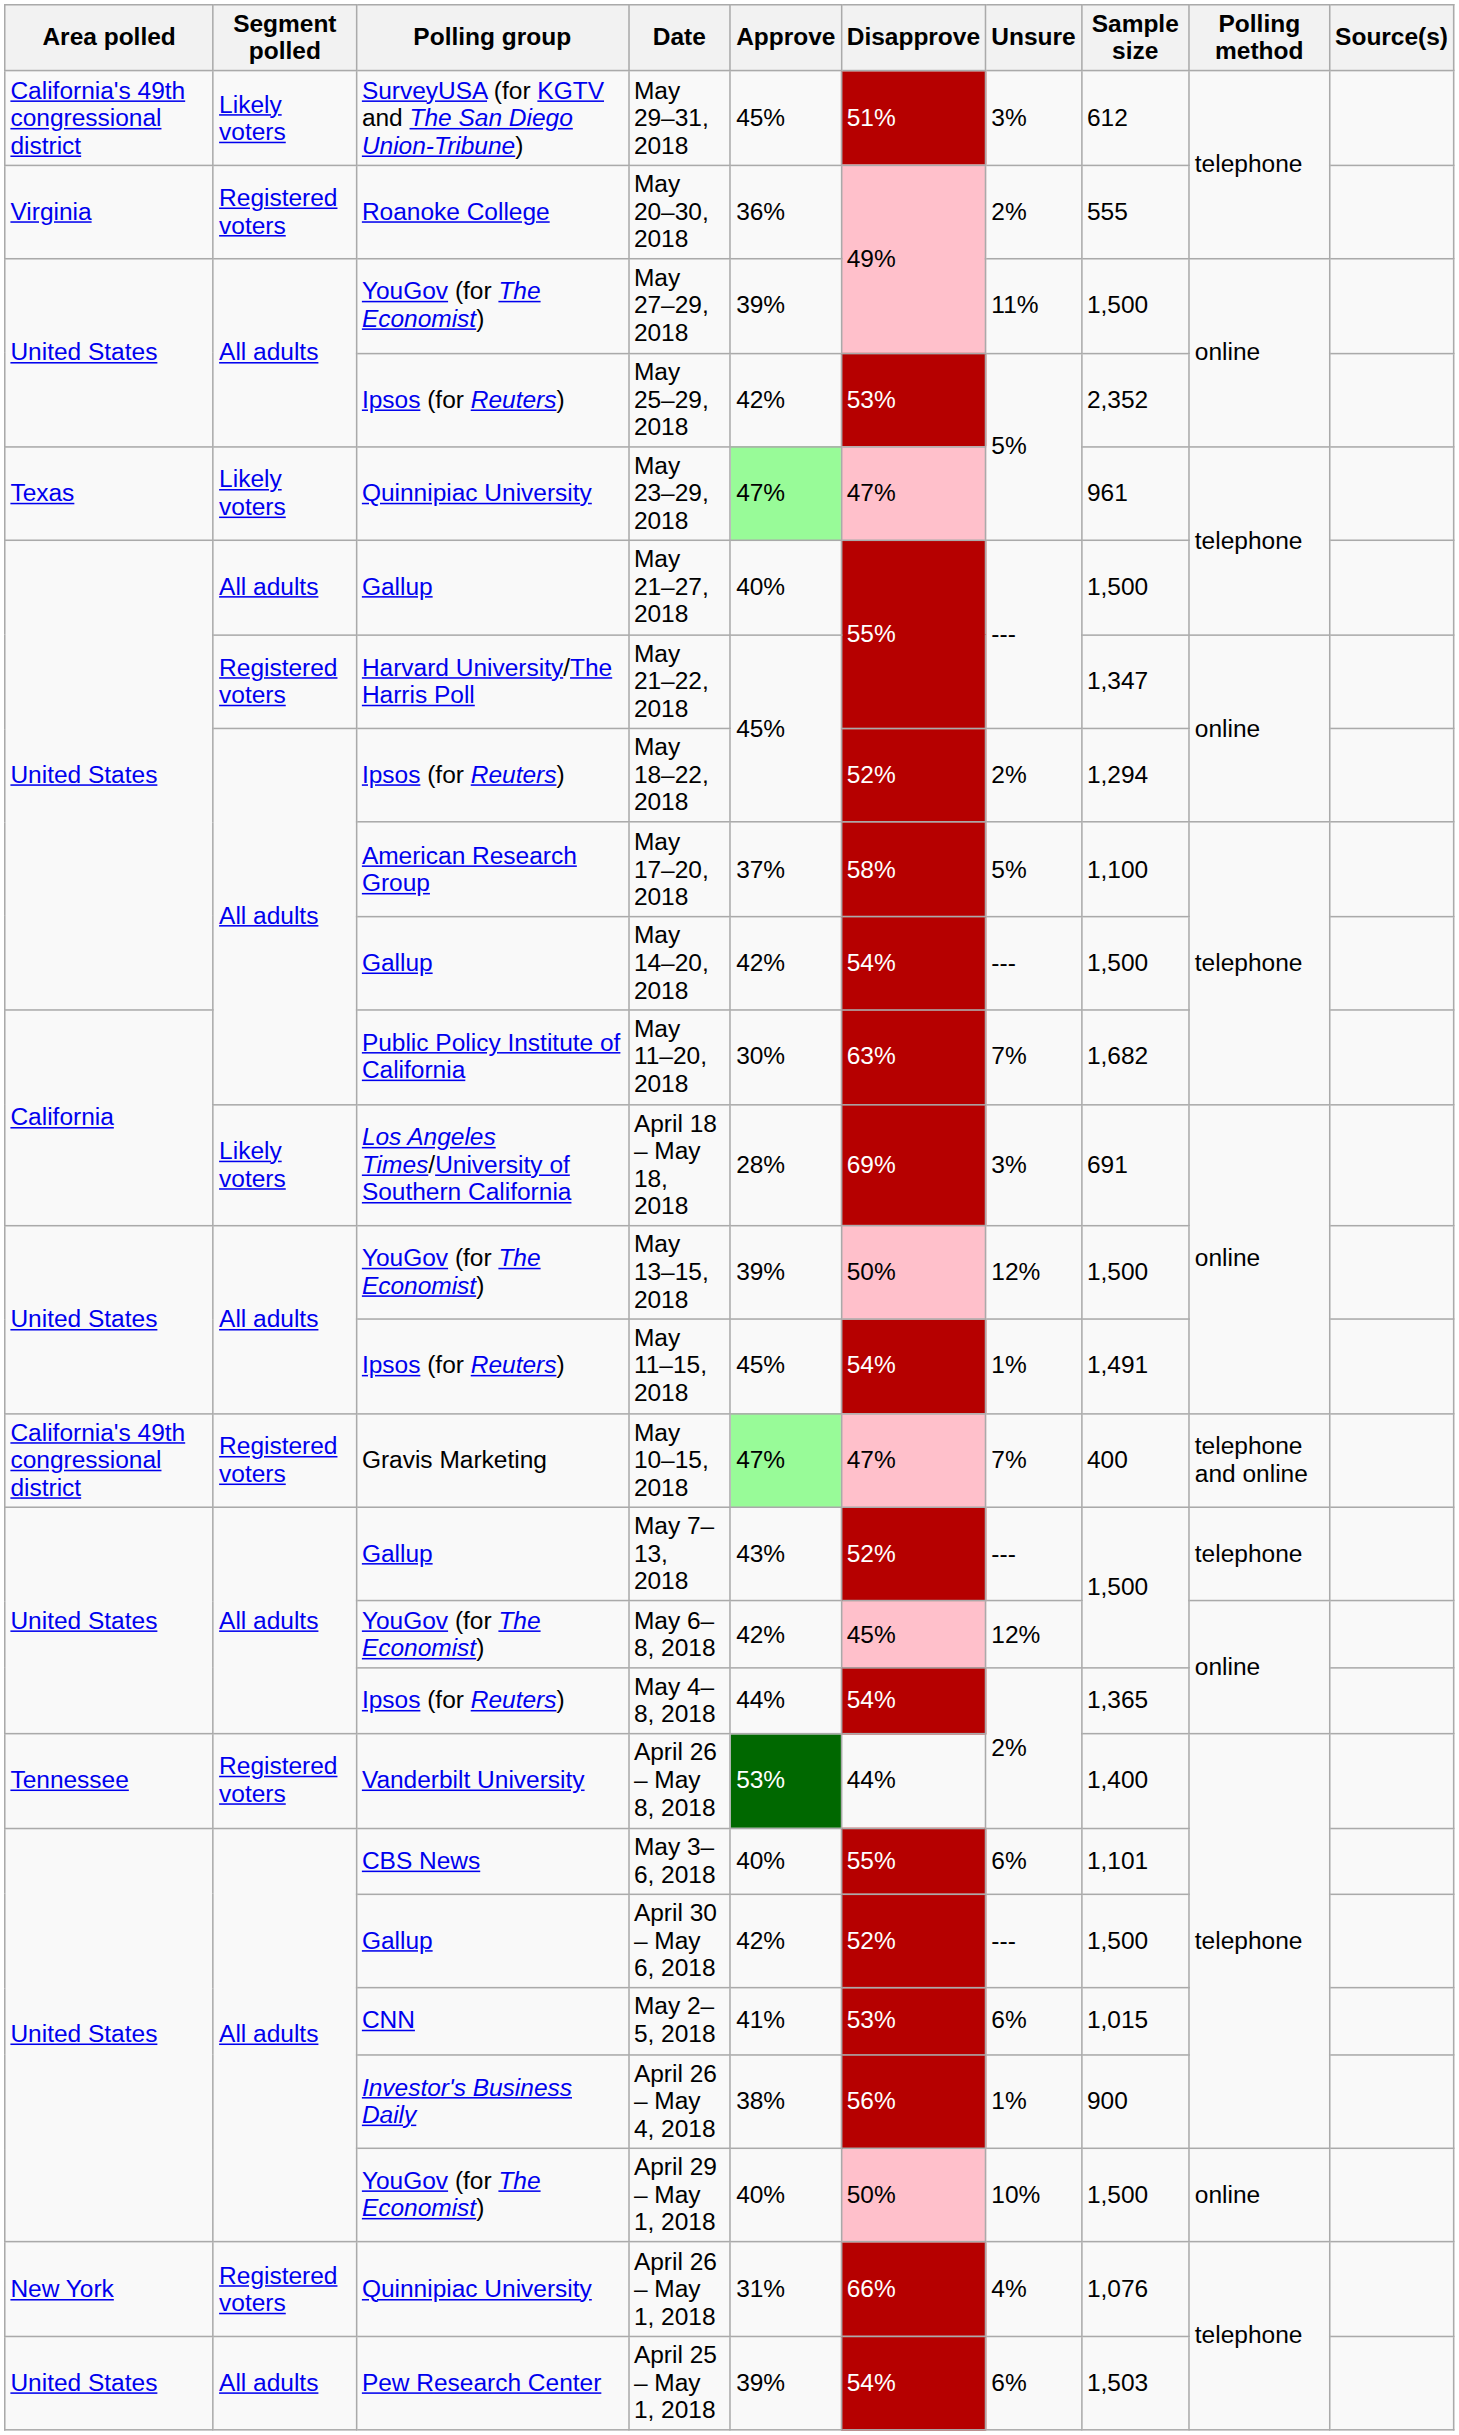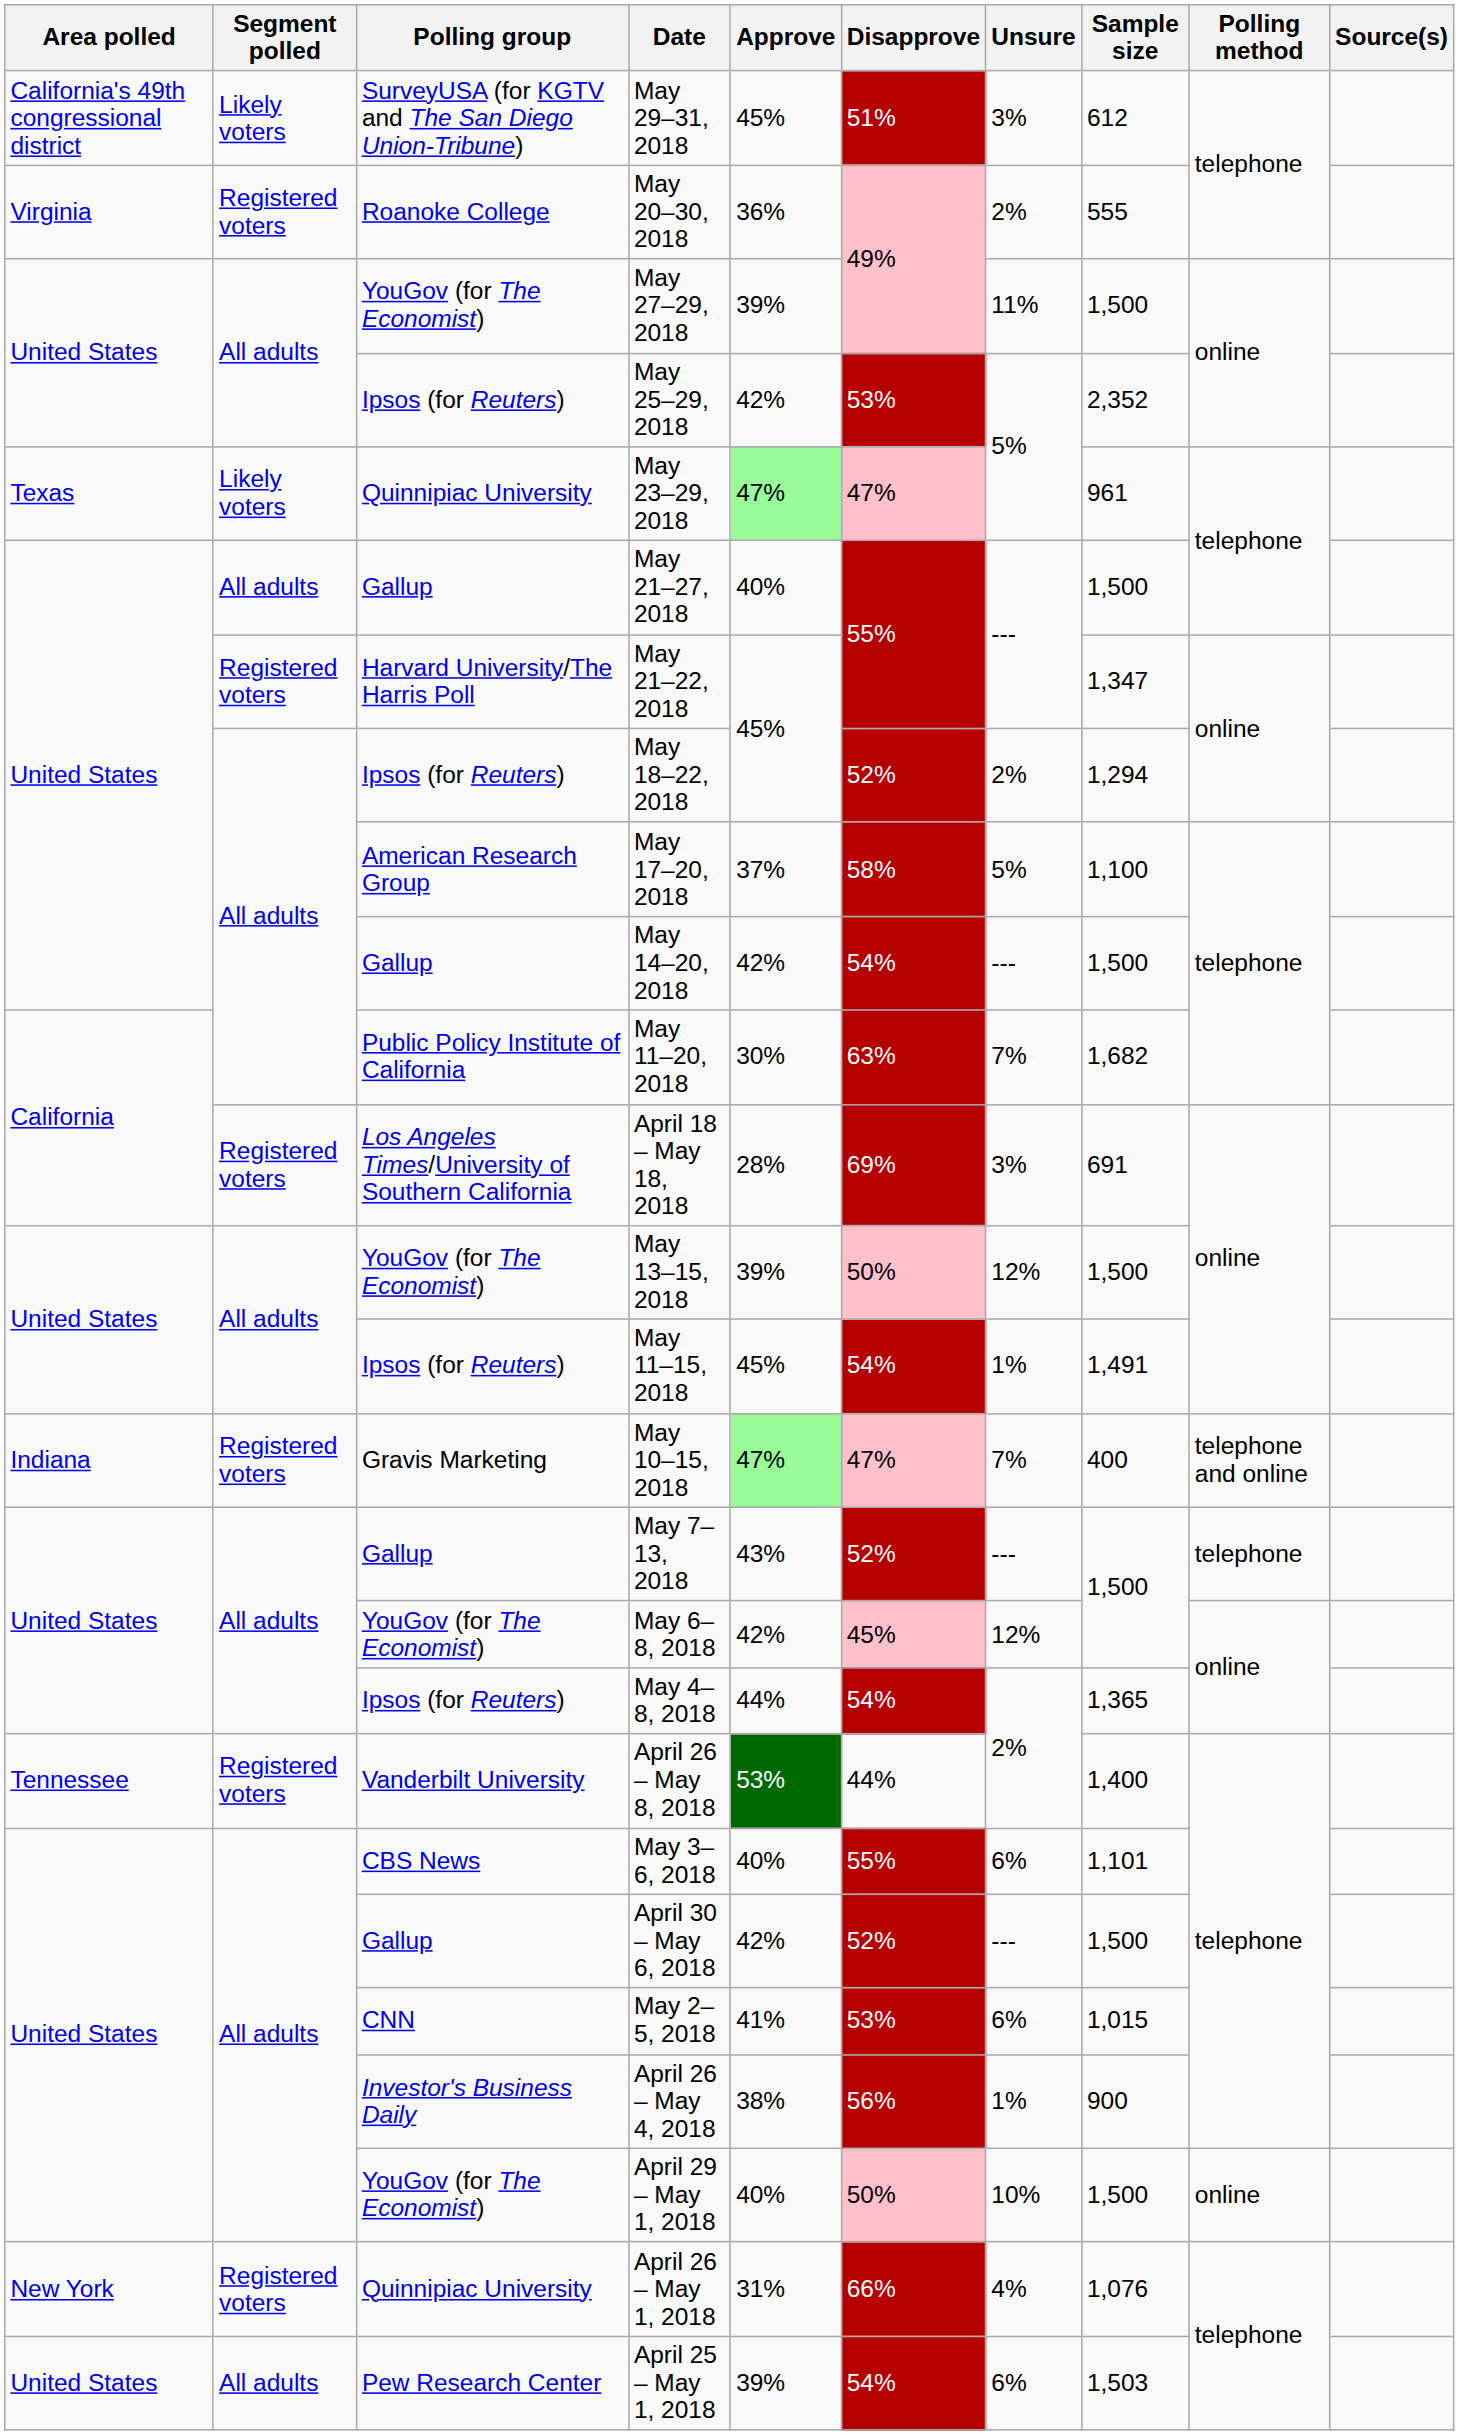(252, 1164) Likely voters -> (278, 1164) Registered voters
(98, 1460) California's 49th congressional district -> (51, 1460) Indiana
